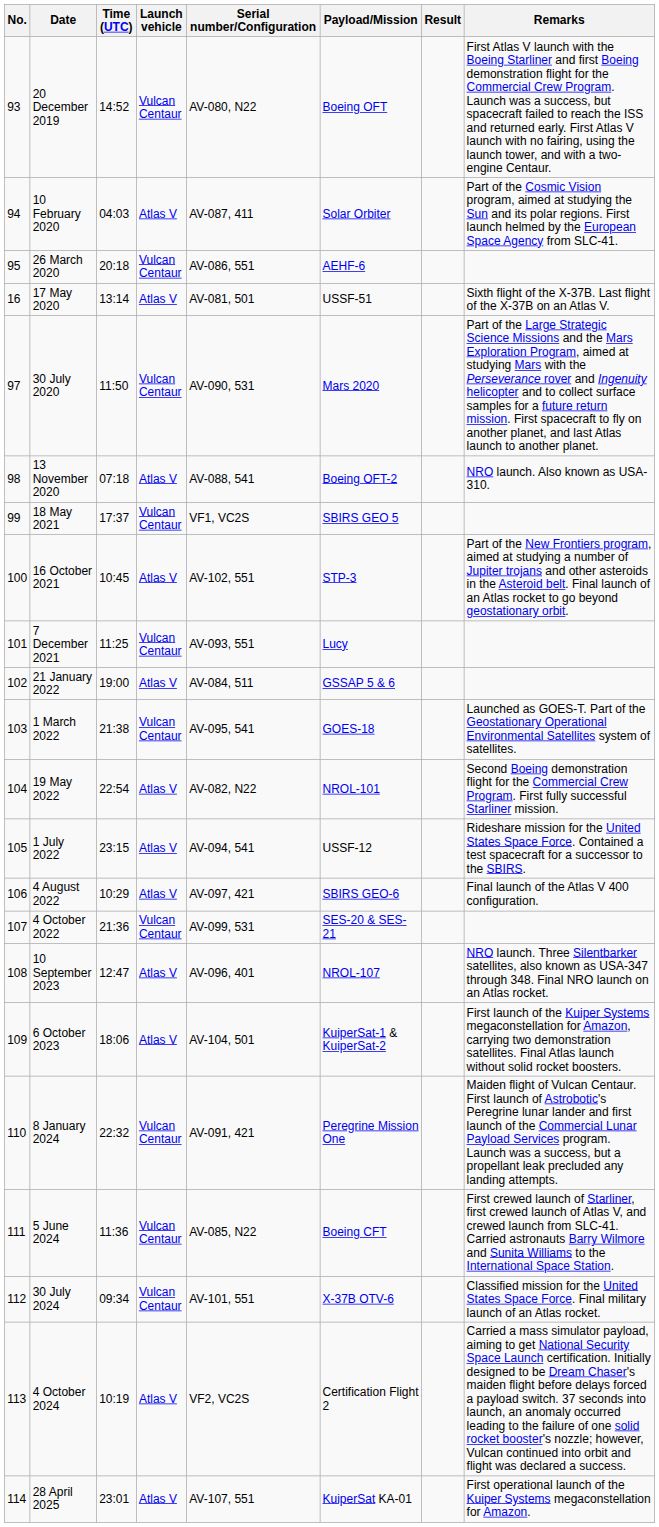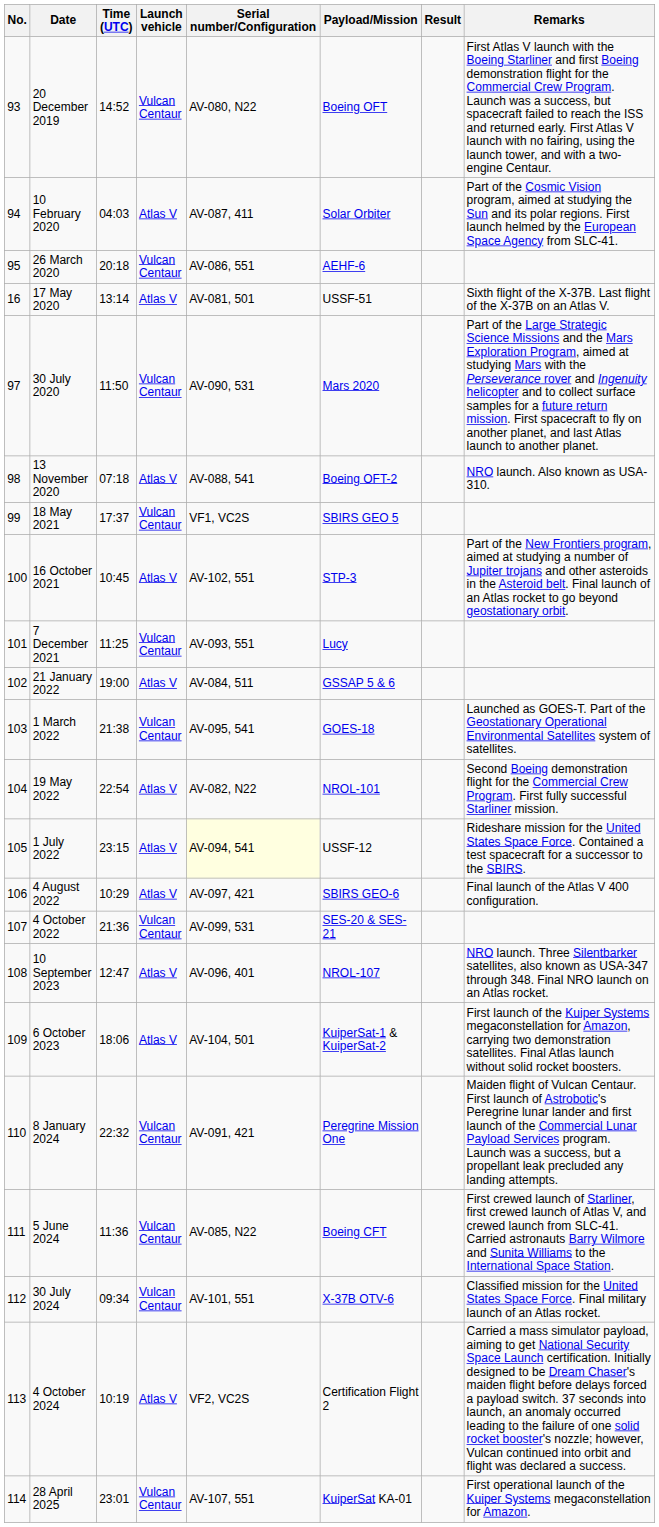(222, 848) no background -> (222, 848) lightyellow background
(158, 1499) Atlas V -> (160, 1499) Vulcan Centaur
